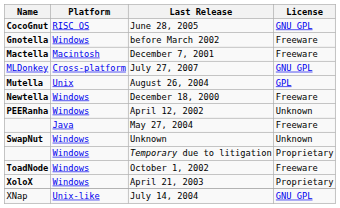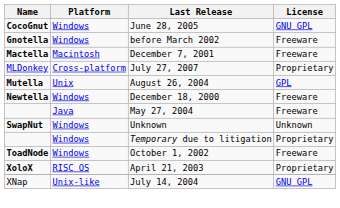(71, 26) RISC OS -> (71, 26) Windows
(294, 68) GNU GPL -> (305, 68) Proprietary
- row: (167, 111)
(71, 182) Windows -> (71, 168) RISC OS
